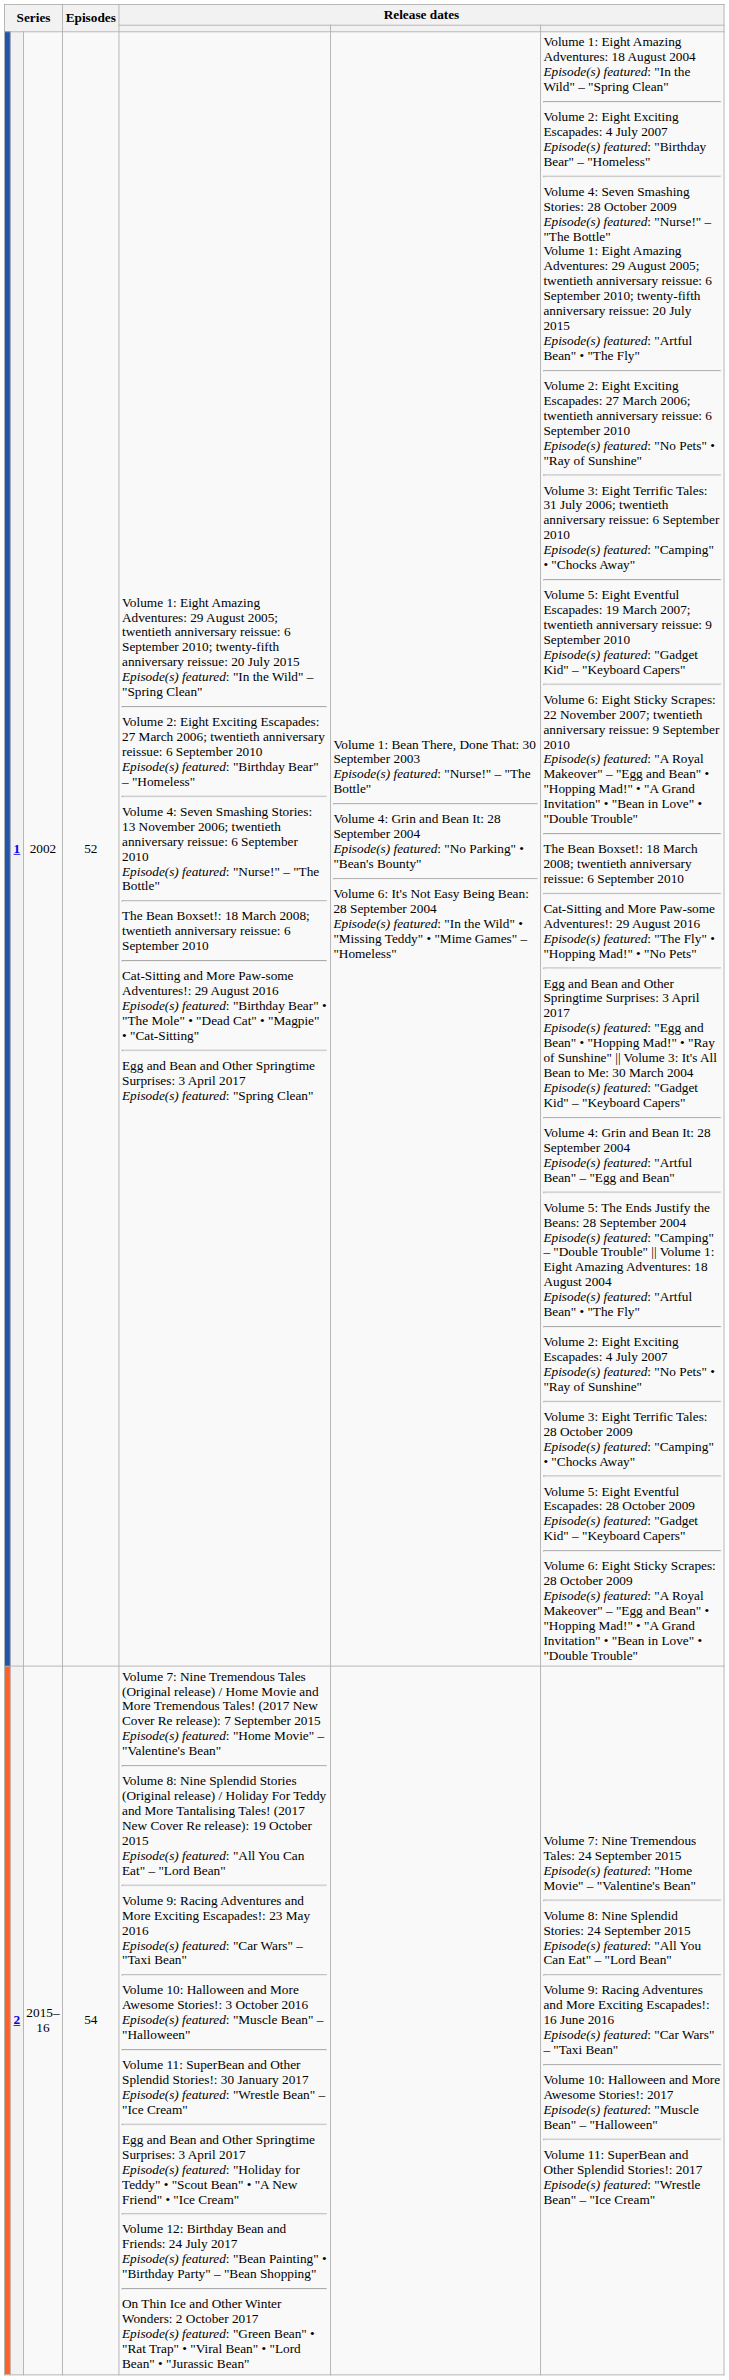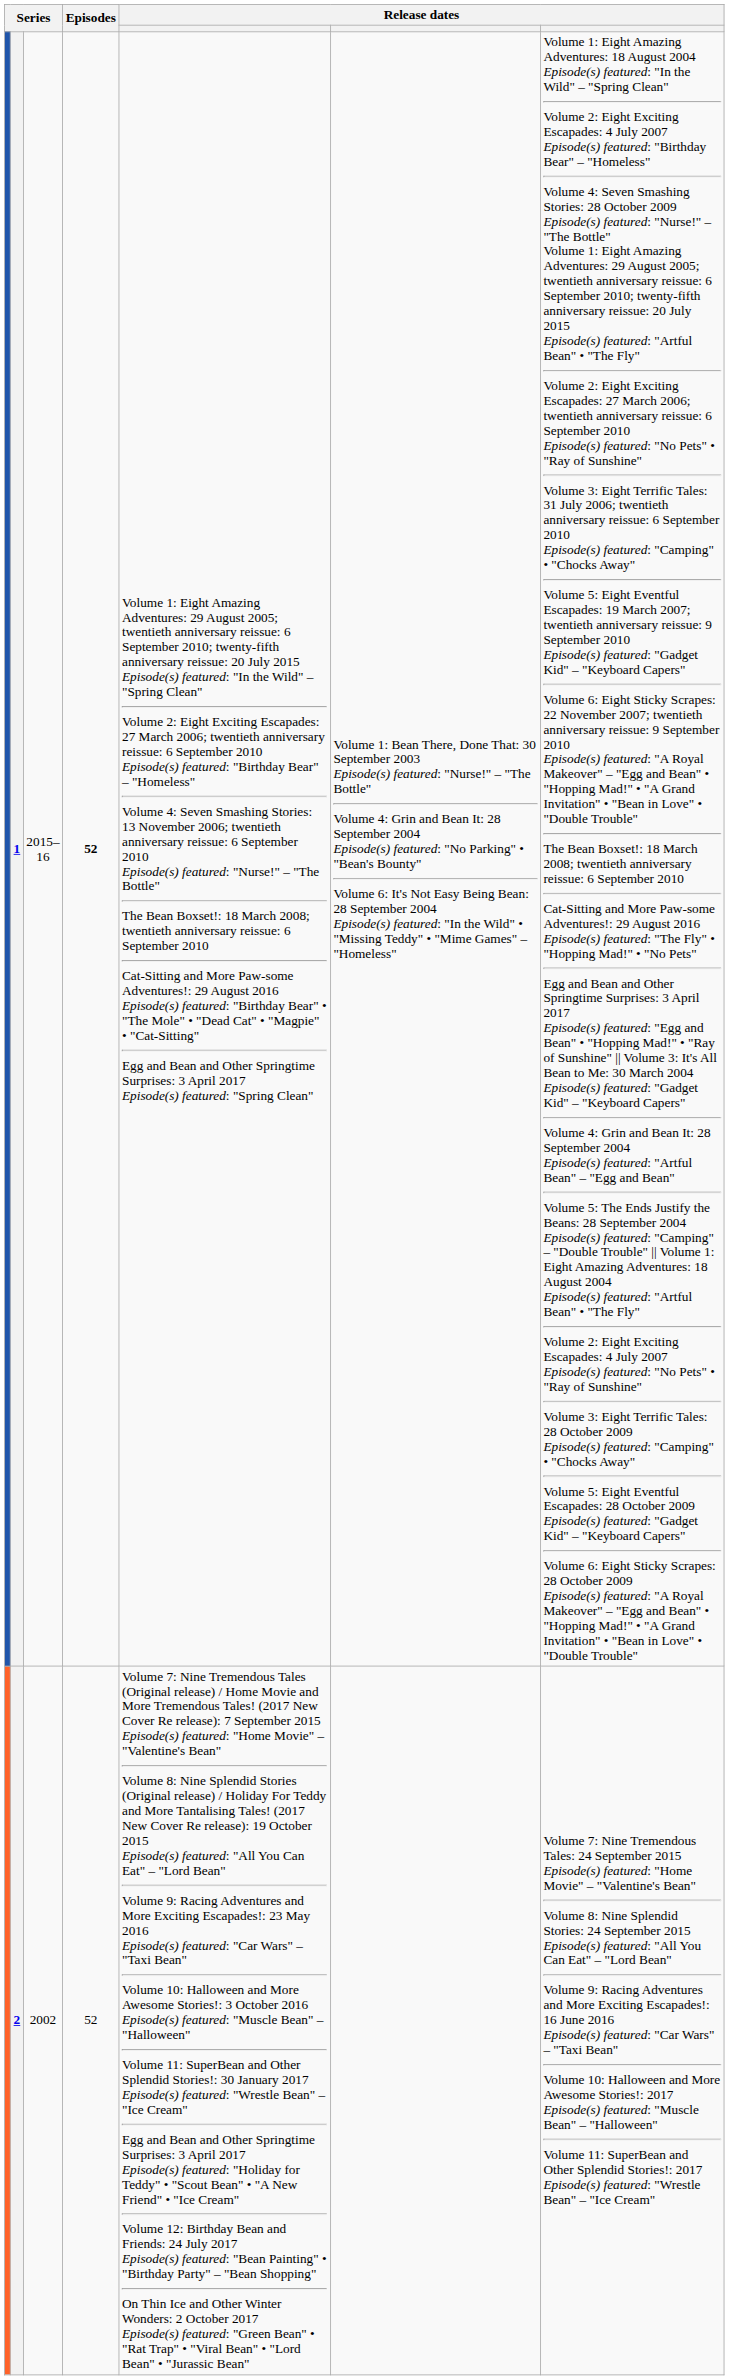(43, 848) 2002 -> (43, 848) 2015–16
(91, 848) normal -> (91, 848) bold
(43, 2020) 2015–16 -> (43, 2020) 2002
(91, 2020) 54 -> (91, 2020) 52
